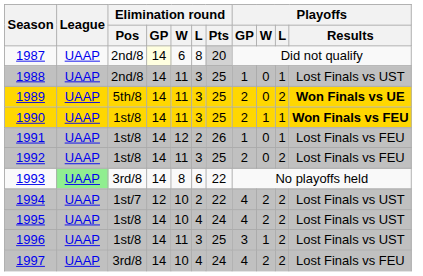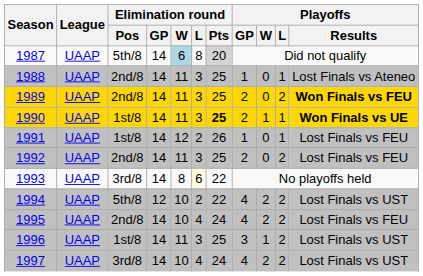(127, 56) 2nd/8 -> (127, 56) 5th/8
(159, 56) lightyellow background -> (159, 56) no background
(182, 56) no background -> (182, 56) lightblue background
(350, 77) Lost Finals vs UST -> (354, 77) Lost Finals vs Ateneo
(127, 97) 5th/8 -> (127, 97) 2nd/8
(350, 97) Won Finals vs UE -> (354, 97) Won Finals vs FEU
(219, 117) normal -> (219, 117) bold
(350, 117) Won Finals vs FEU -> (354, 117) Won Finals vs UE
(127, 158) 1st/8 -> (127, 158) 2nd/8
(82, 179) lightgreen background -> (82, 179) no background
(199, 179) no background -> (199, 179) lightyellow background
(127, 199) 1st/7 -> (127, 199) 5th/8
(127, 220) 1st/8 -> (127, 220) 2nd/8
(350, 220) Lost Finals vs UST -> (354, 220) Lost Finals vs FEU
(350, 261) Lost Finals vs FEU -> (354, 261) Lost Finals vs UST
